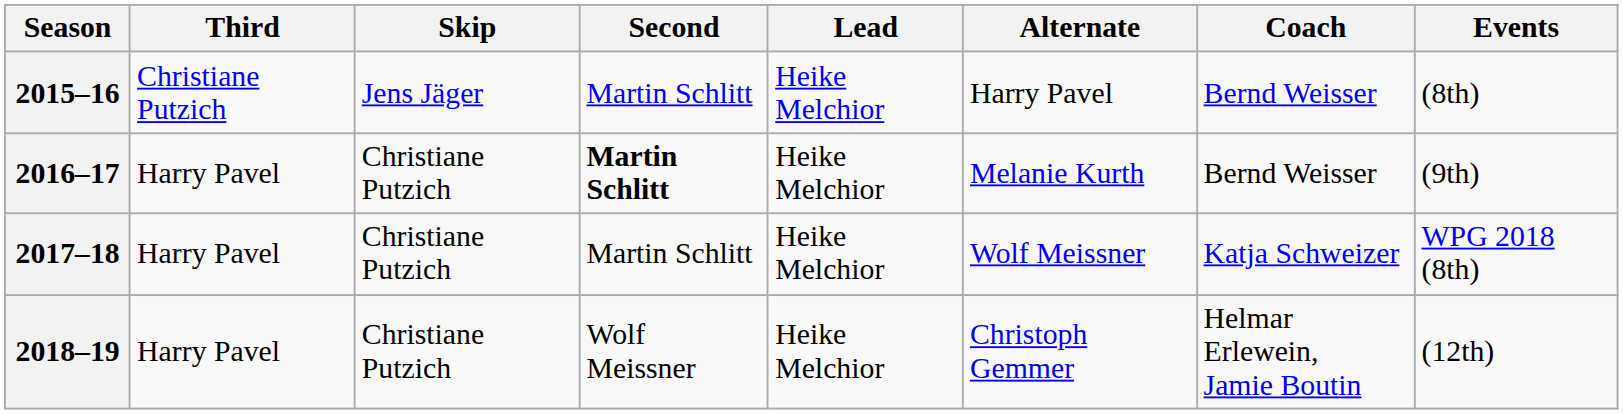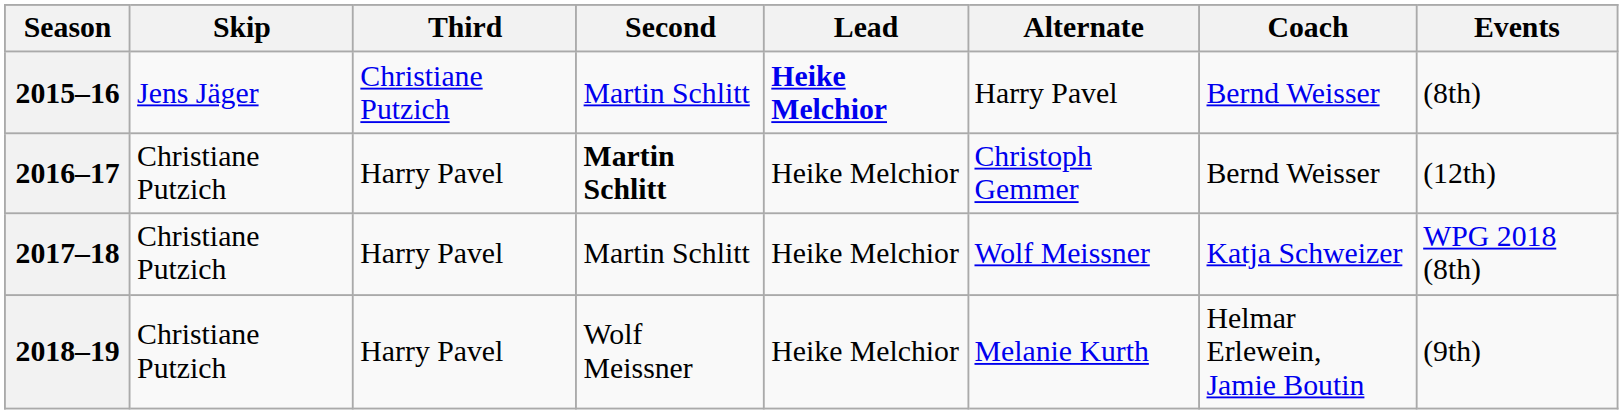columns swapped: (467, 28) <-> (243, 28)
(830, 92) normal -> (829, 92) bold
(1057, 172) Melanie Kurth -> (1033, 172) Christoph Gemmer
(1450, 172) (9th) -> (1460, 172) (12th)
(1029, 350) Christoph Gemmer -> (1062, 350) Melanie Kurth
(1458, 350) (12th) -> (1452, 350) (9th)
